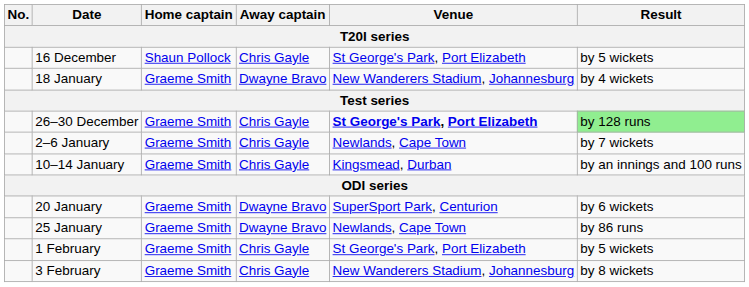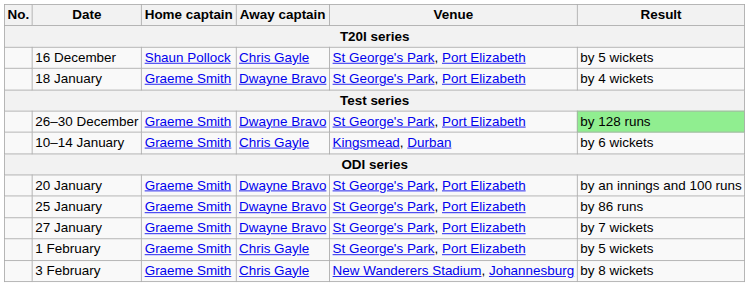(453, 79) New Wanderers Stadium, Johannesburg -> (429, 79) St George's Park, Port Elizabeth
(274, 121) Chris Gayle -> (283, 121) Dwayne Bravo
(435, 121) bold -> (429, 121) normal
- row: (72, 143)
(661, 164) by an innings and 100 runs -> (617, 143) by 6 wickets
(415, 206) SuperSport Park, Centurion -> (429, 185) St George's Park, Port Elizabeth
(617, 206) by 6 wickets -> (661, 185) by an innings and 100 runs
(399, 228) Newlands, Cape Town -> (429, 206) St George's Park, Port Elizabeth
+ row: (69, 228)
